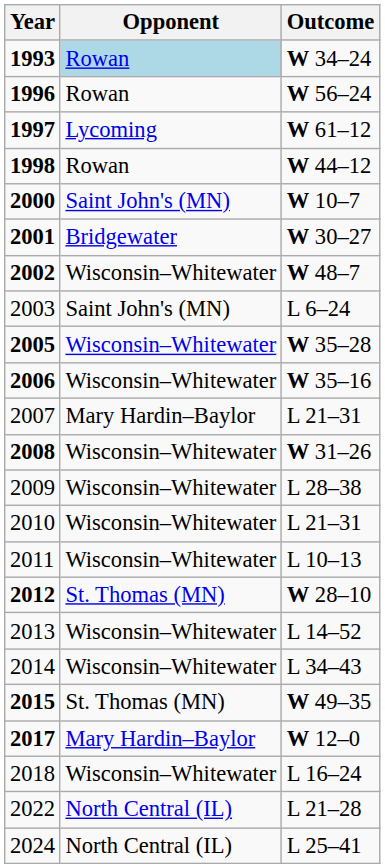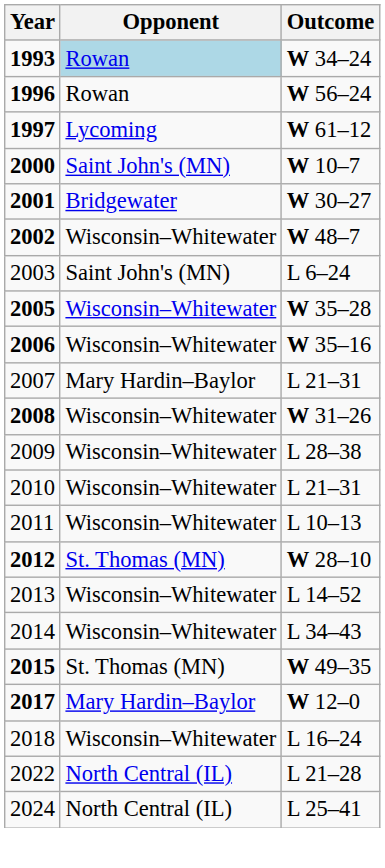- row: (32, 165)
